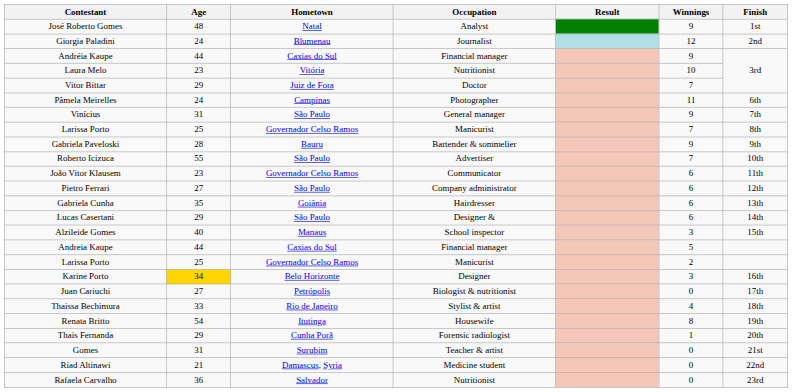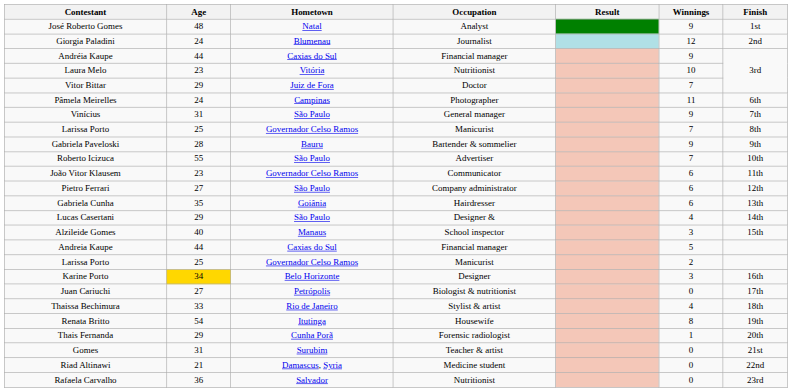(691, 218) 6 -> (691, 218) 4
